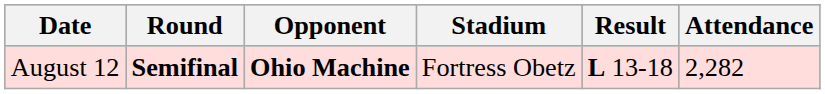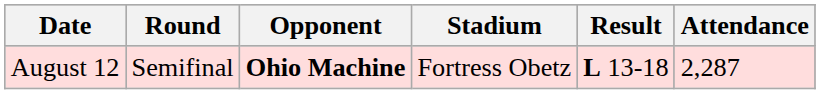(185, 66) bold -> (183, 66) normal
(715, 66) 2,282 -> (710, 66) 2,287
